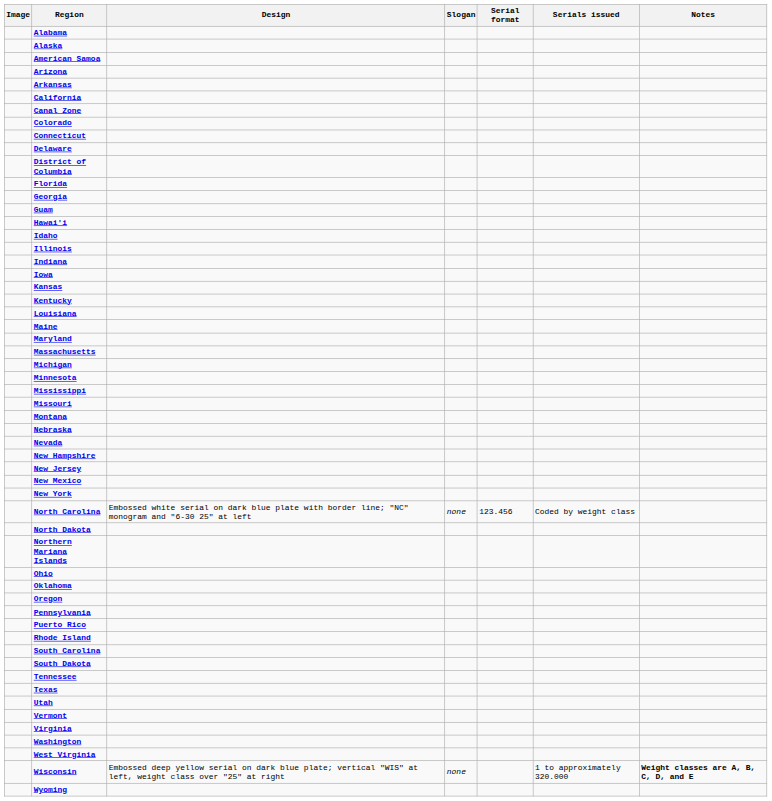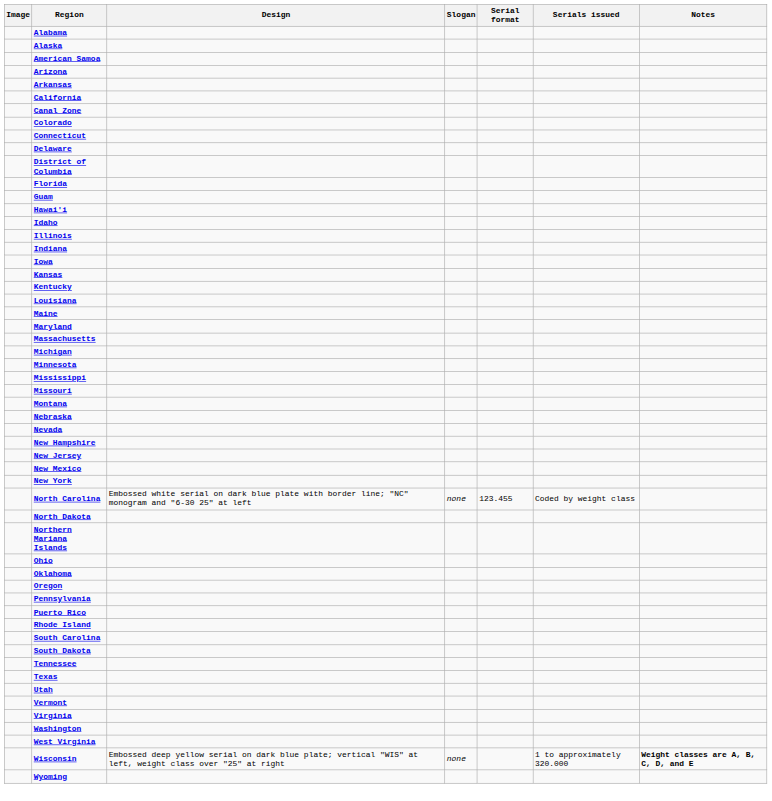- row: (50, 197)
(496, 512) 123.456 -> (496, 499) 123.455
